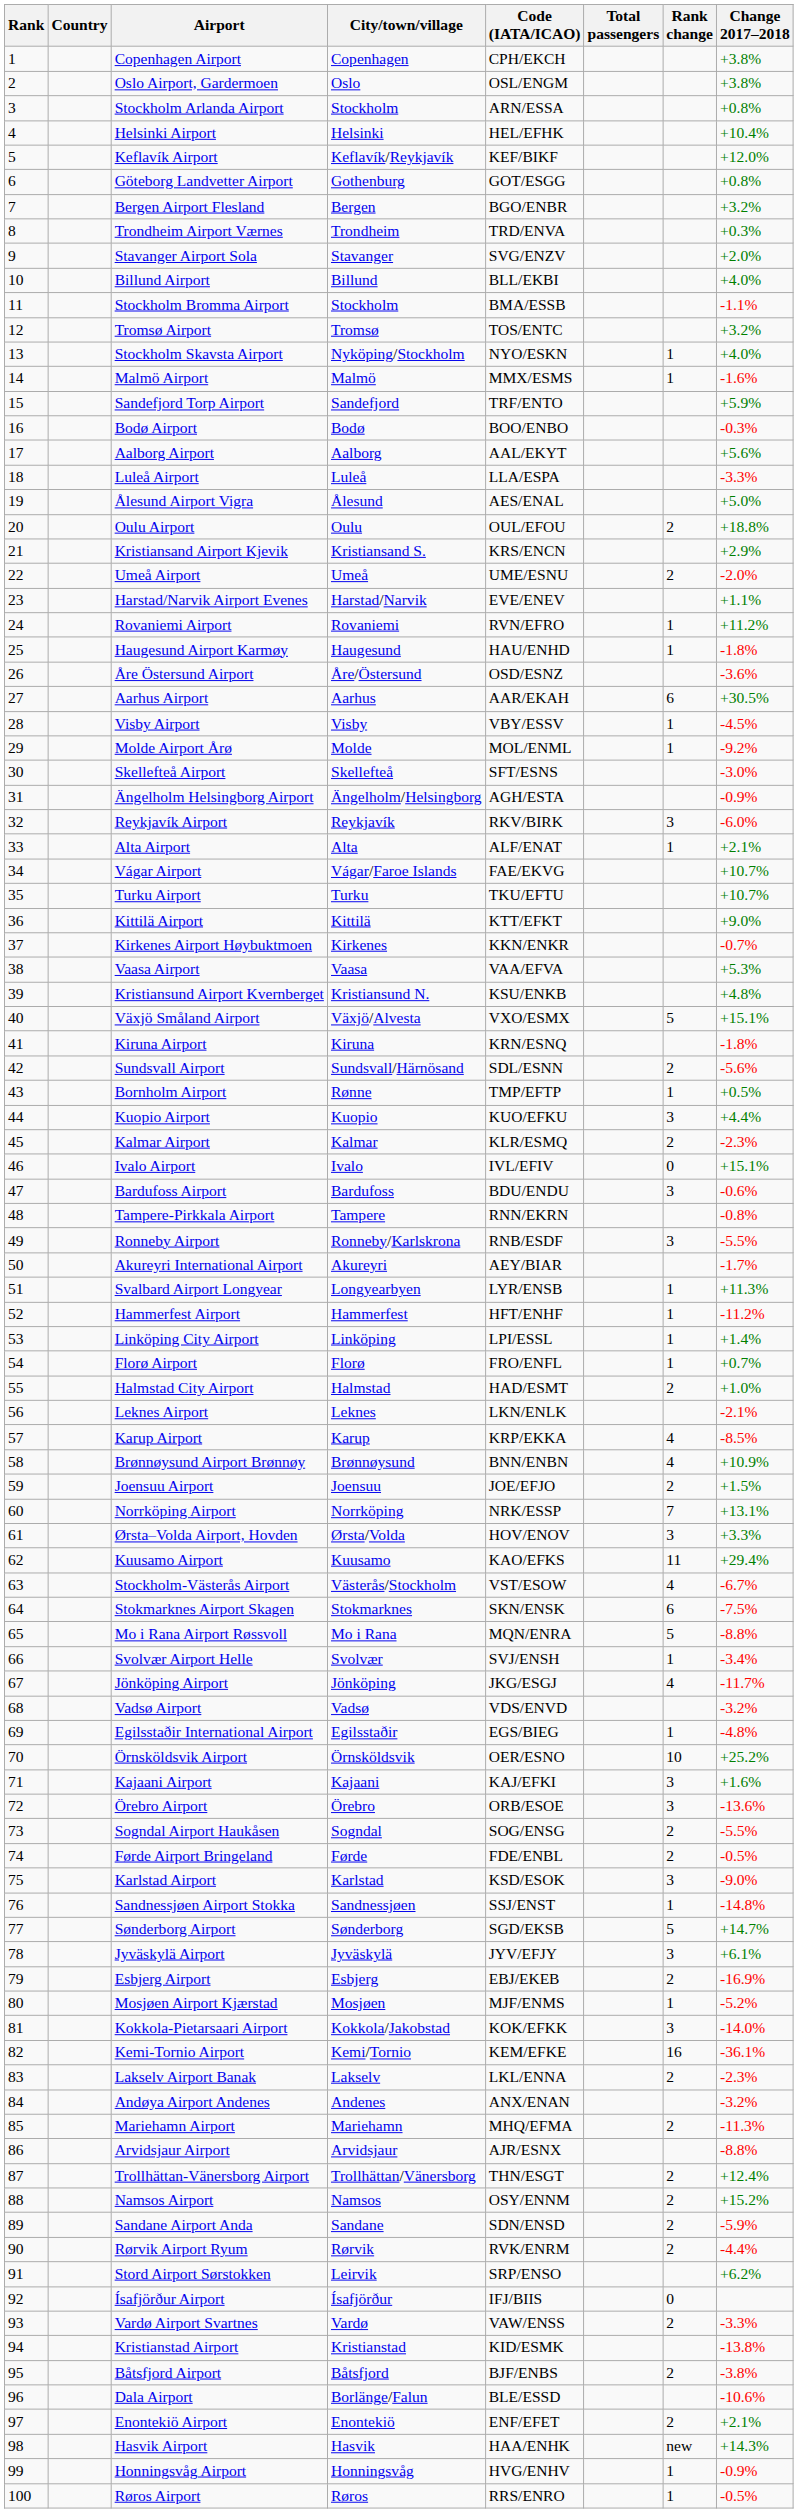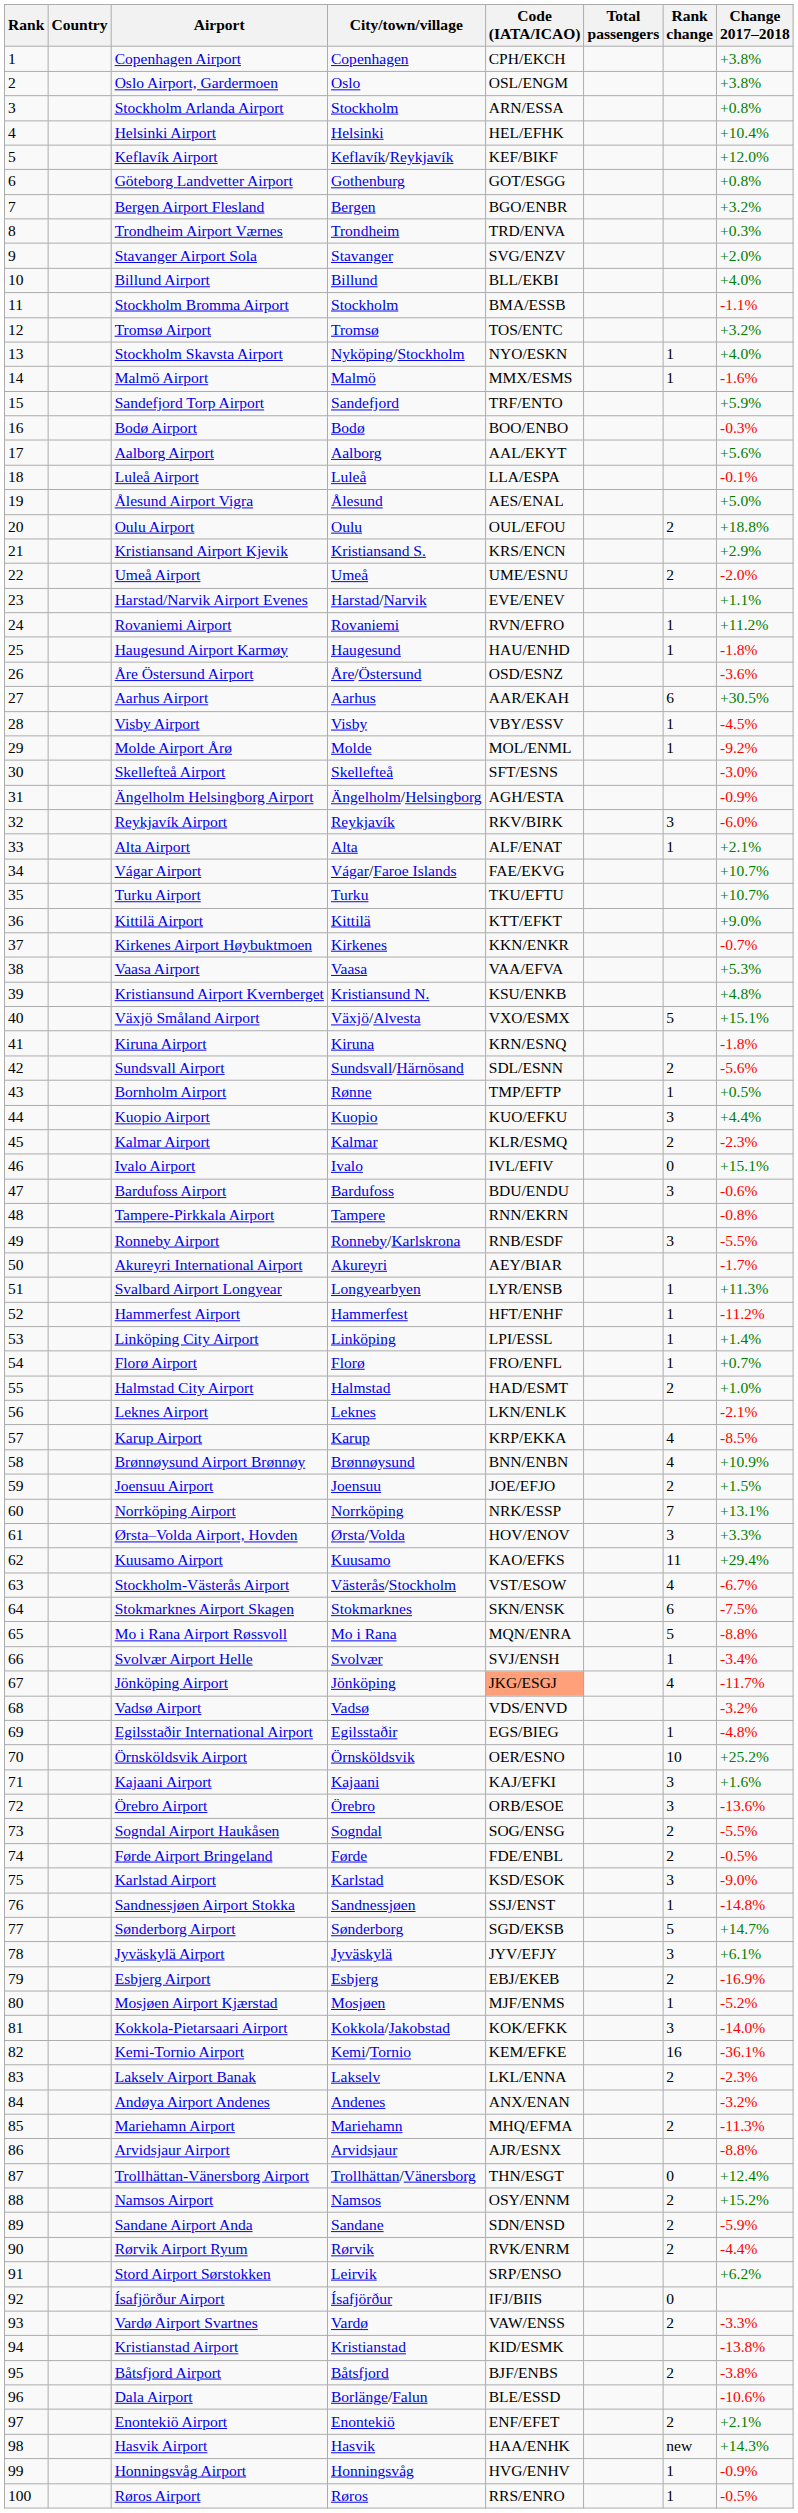(739, 477) -3.3% -> (739, 477) -0.1%
(523, 1683) no background -> (523, 1683) lightsalmon background
(670, 2175) 2 -> (670, 2175) 0
